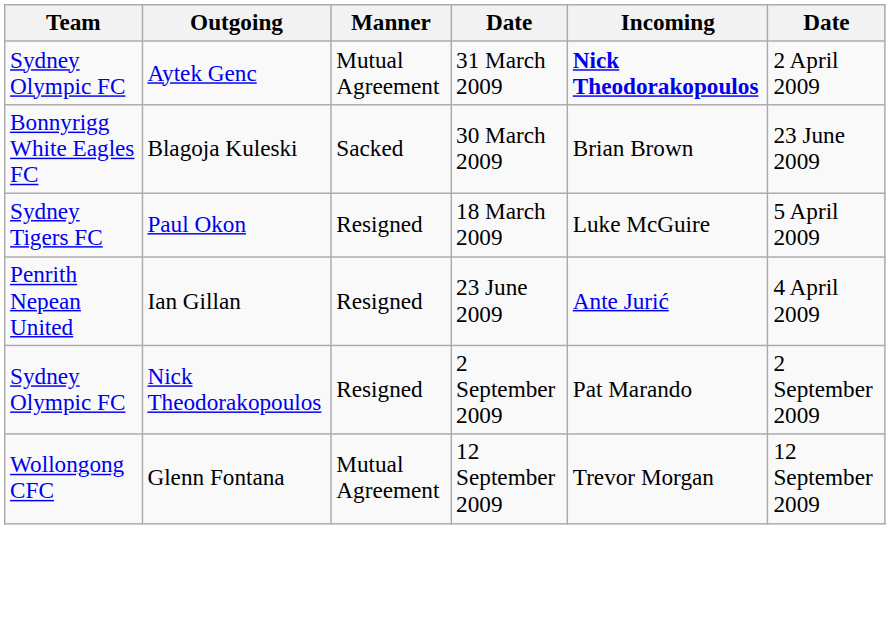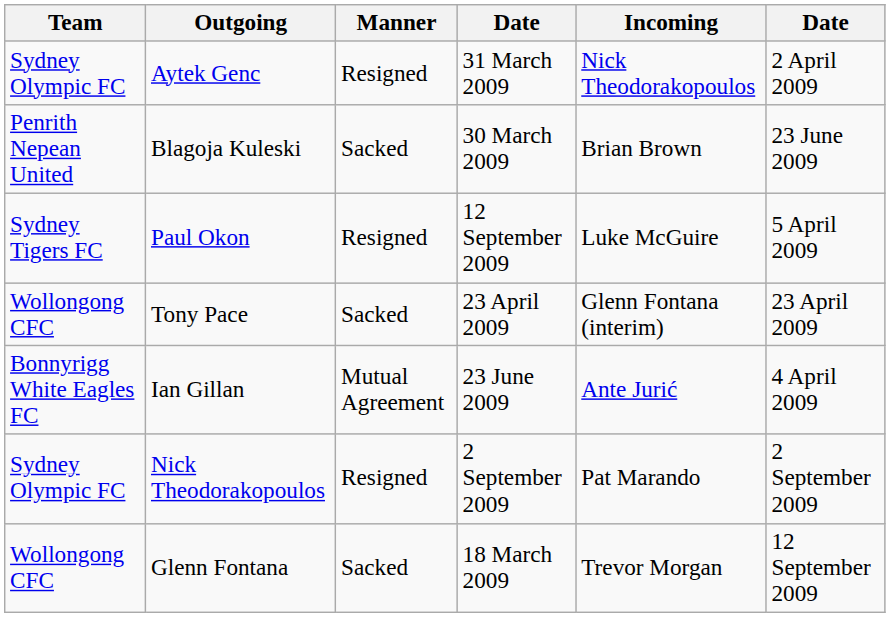(388, 72) Mutual Agreement -> (384, 72) Resigned
(666, 72) bold -> (668, 72) normal
(72, 148) Bonnyrigg White Eagles FC -> (45, 148) Penrith Nepean United
(501, 224) 18 March 2009 -> (512, 237) 12 September 2009
+ row: (199, 313)
(45, 300) Penrith Nepean United -> (72, 389) Bonnyrigg White Eagles FC
(379, 300) Resigned -> (393, 389) Mutual Agreement
(388, 478) Mutual Agreement -> (375, 567) Sacked
(506, 478) 12 September 2009 -> (507, 567) 18 March 2009
